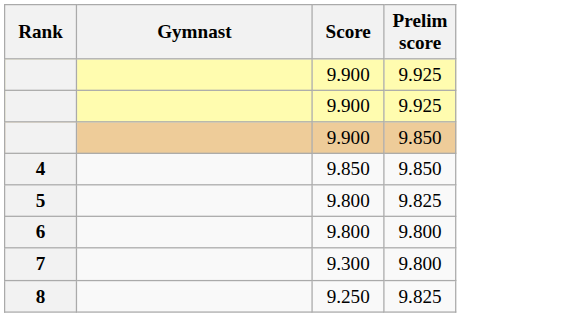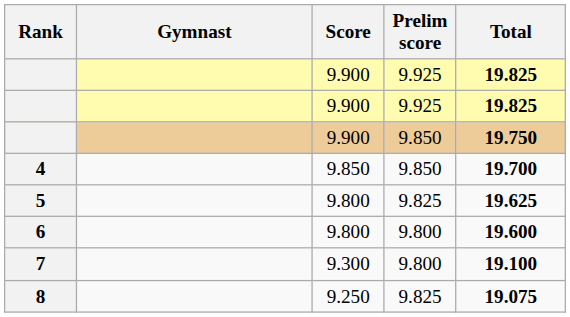+ column: (511, 31)
